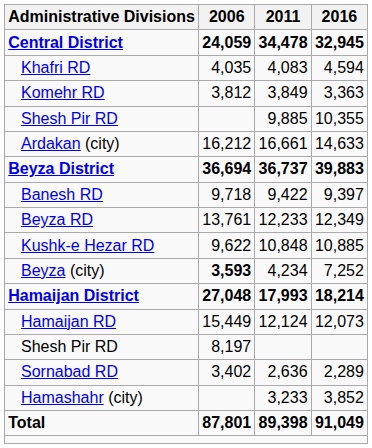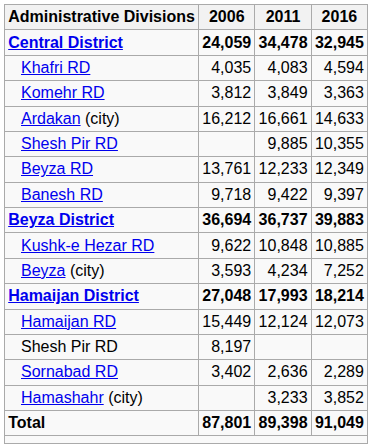rows swapped: (69, 118) <-> (70, 144)
rows swapped: (61, 169) <-> (57, 220)
(231, 270) bold -> (231, 270) normal
